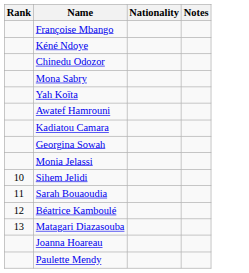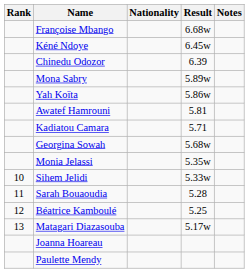+ column: (198, 12)
